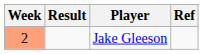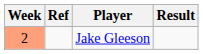columns swapped: (67, 15) <-> (184, 15)
